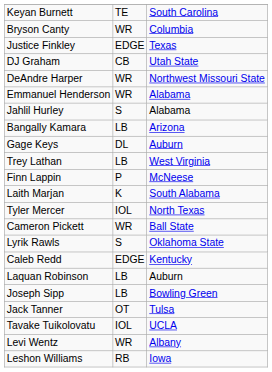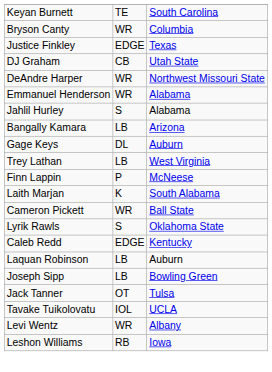- row: (36, 210)
